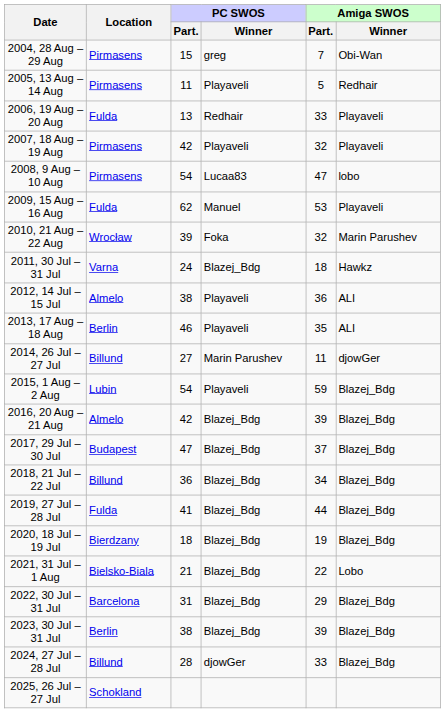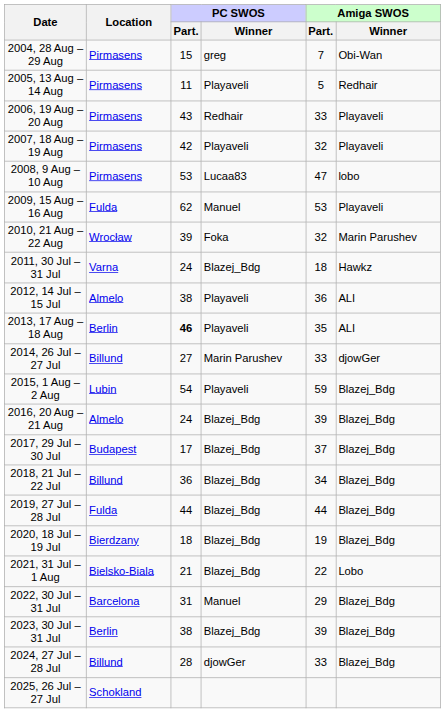(103, 115) Fulda -> (116, 115) Pirmasens
(186, 115) 13 -> (186, 115) 43
(186, 176) 54 -> (186, 176) 53
(186, 328) normal -> (186, 328) bold
(321, 358) 11 -> (321, 358) 33
(186, 419) 42 -> (186, 419) 24
(186, 449) 47 -> (186, 449) 17
(186, 510) 41 -> (186, 510) 44
(232, 601) Blazej_Bdg -> (222, 601) Manuel
